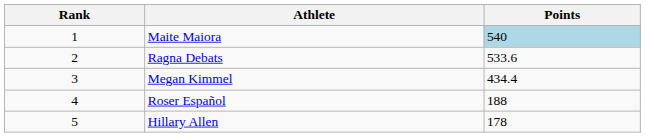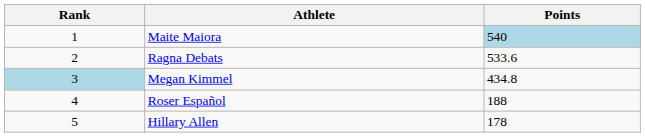(75, 79) no background -> (75, 79) lightblue background
(502, 79) 434.4 -> (502, 79) 434.8
